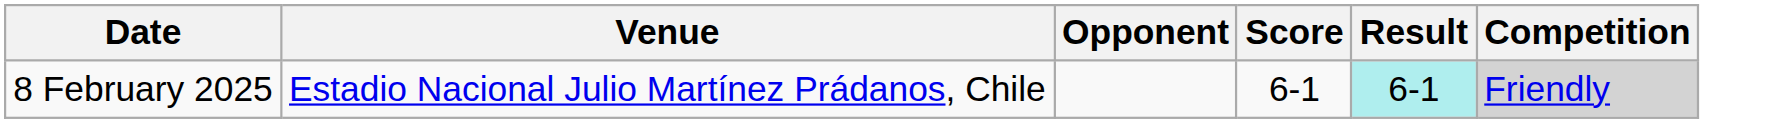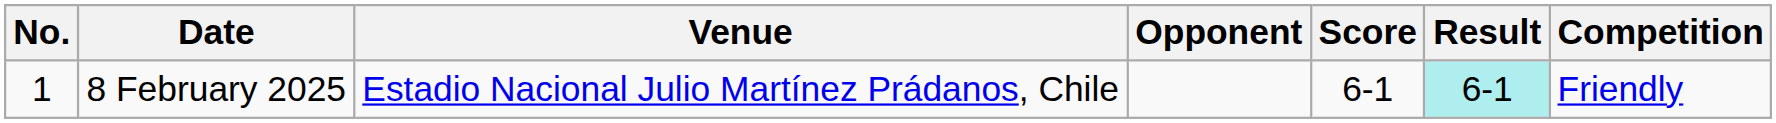+ column: (42, 32)
(1547, 88) lightgrey background -> (1620, 88) no background
